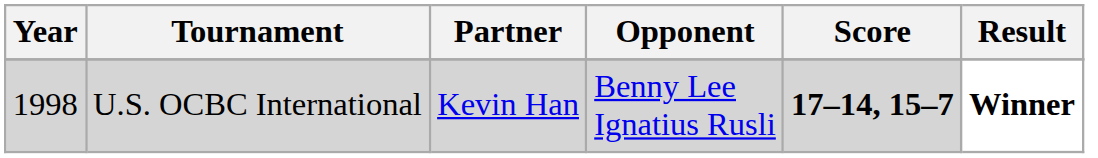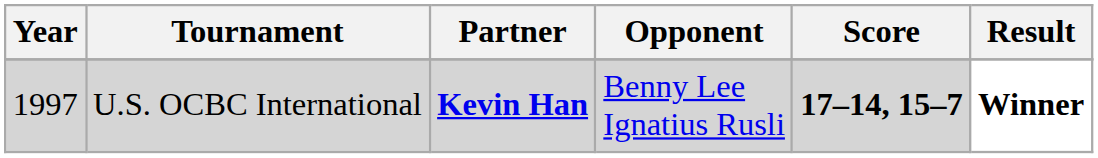(45, 104) 1998 -> (45, 104) 1997
(508, 104) normal -> (513, 104) bold
